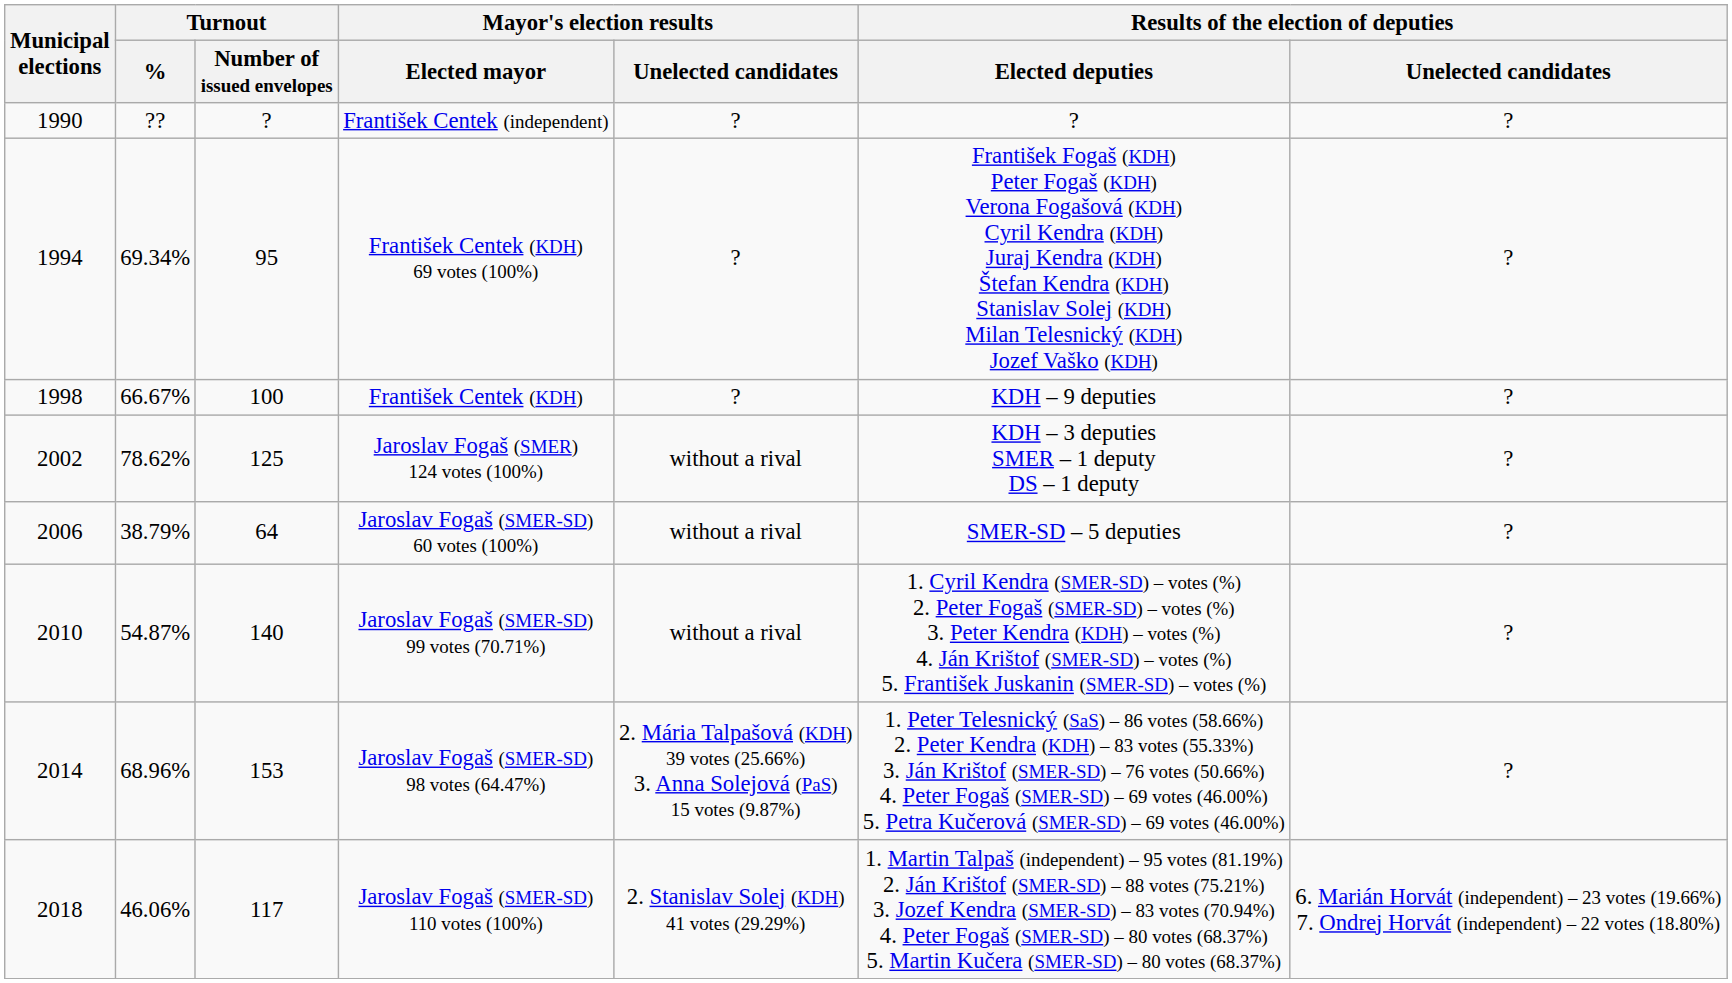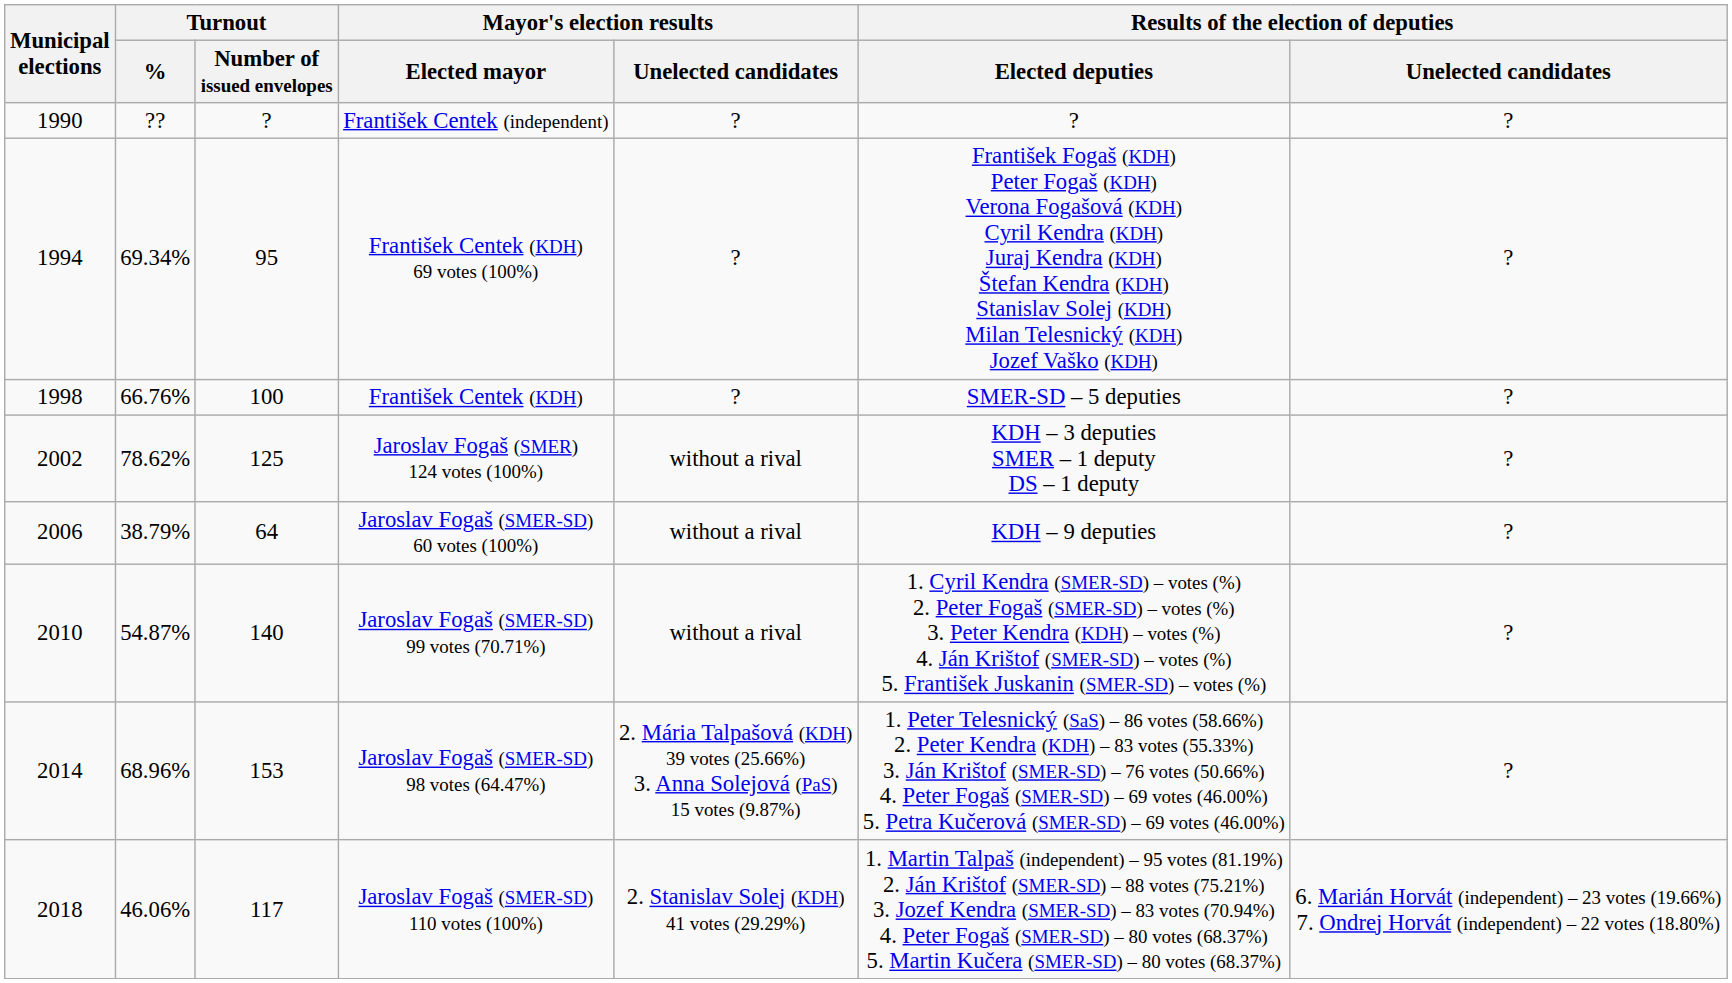(155, 396) 66.67% -> (155, 396) 66.76%
(1074, 396) KDH – 9 deputies -> (1074, 396) SMER-SD – 5 deputies
(1074, 532) SMER-SD – 5 deputies -> (1074, 532) KDH – 9 deputies
